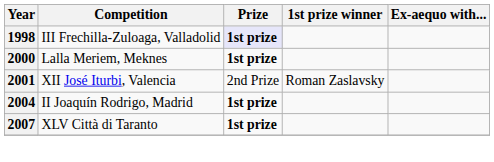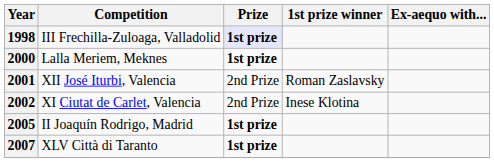+ row: (121, 102)
(21, 102) 2004 -> (21, 124) 2005
